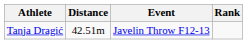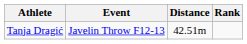columns swapped: (161, 13) <-> (88, 13)
